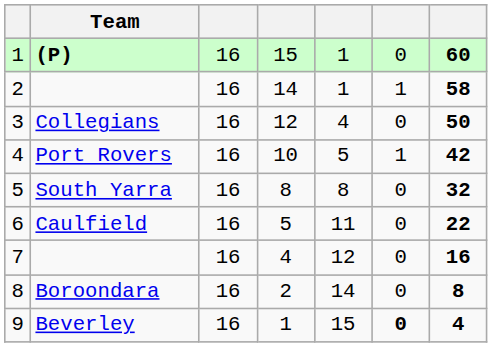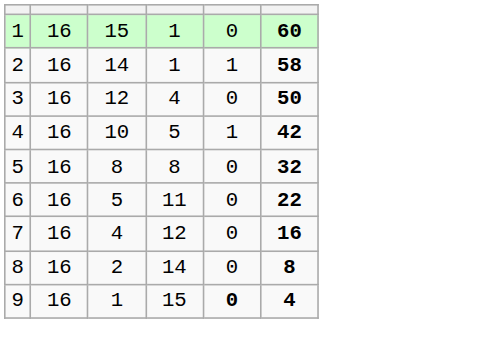- column: (115, 22)
